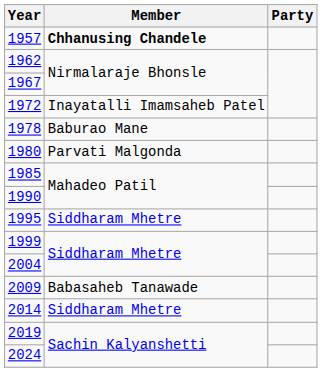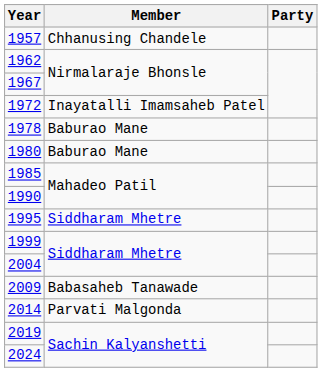(127, 39) bold -> (127, 39) normal
(115, 152) Parvati Malgonda -> (98, 152) Baburao Mane
(115, 311) Siddharam Mhetre -> (115, 311) Parvati Malgonda
